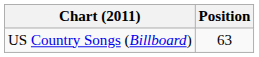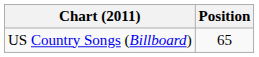(224, 40) 63 -> (224, 40) 65
